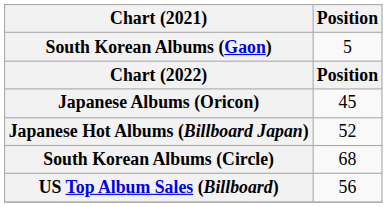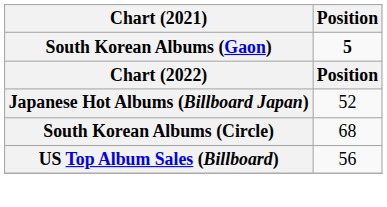(347, 46) normal -> (347, 46) bold
- row: (159, 103)
